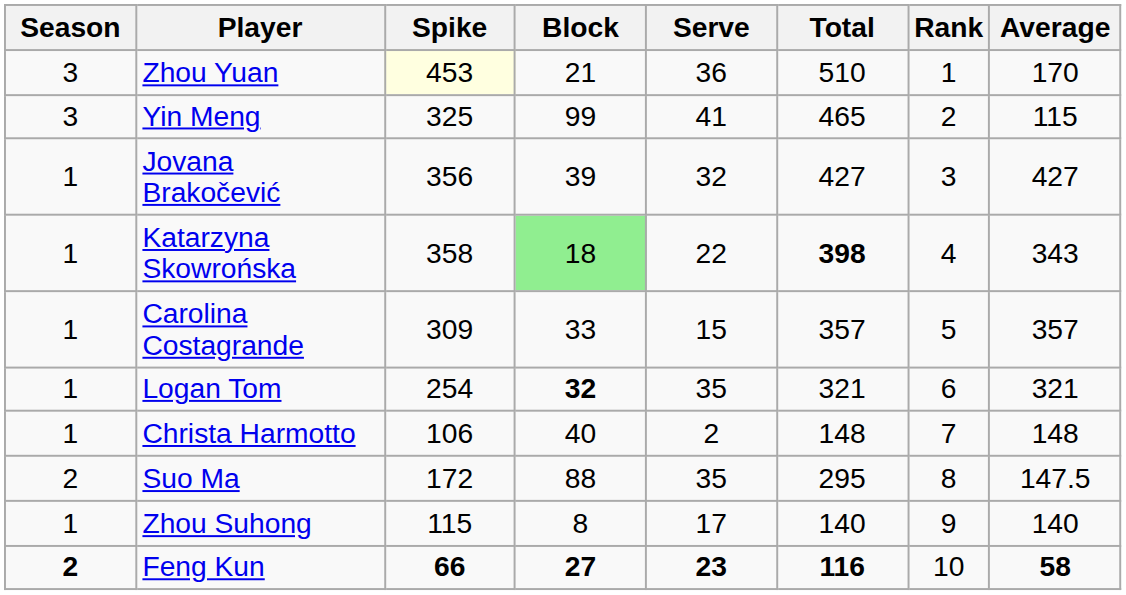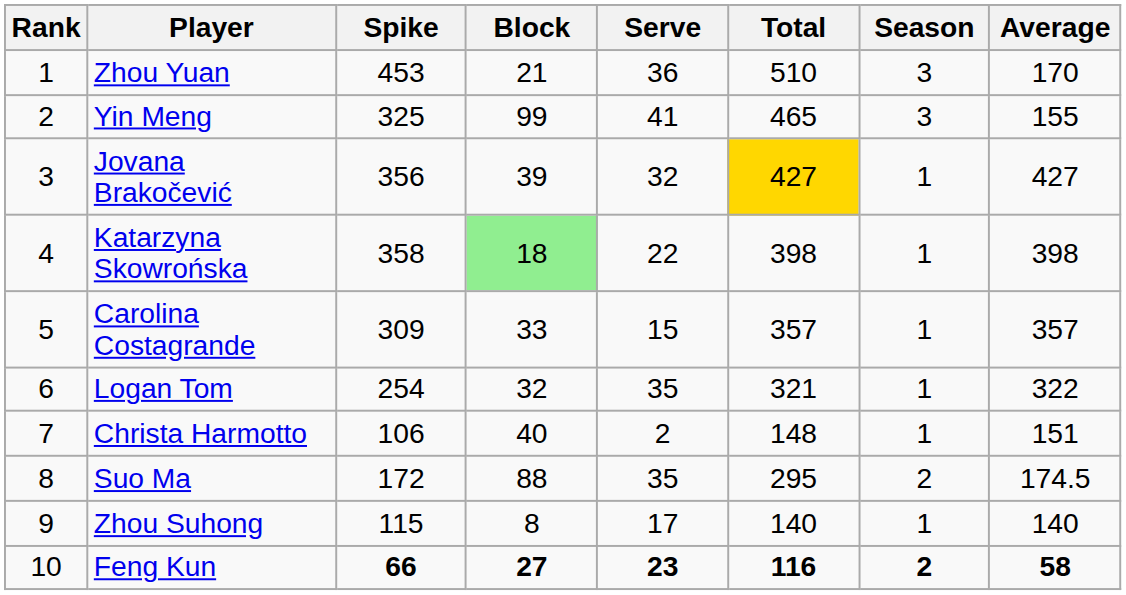columns swapped: (949, 28) <-> (70, 28)
(450, 72) lightyellow background -> (401, 72) no background
(1055, 117) 115 -> (1055, 117) 155
(842, 177) no background -> (794, 177) gold background
(842, 253) bold -> (794, 253) normal
(1055, 253) 343 -> (1055, 253) 398
(580, 389) bold -> (532, 389) normal
(1055, 389) 321 -> (1055, 389) 322
(1055, 434) 148 -> (1055, 434) 151
(1055, 478) 147.5 -> (1055, 478) 174.5
